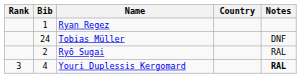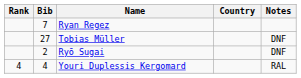(45, 25) 1 -> (45, 25) 7
(45, 39) 24 -> (45, 39) 27
(279, 53) RAL -> (279, 53) DNF
(19, 66) 3 -> (19, 66) 4
(279, 66) bold -> (279, 66) normal
